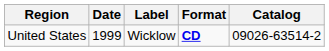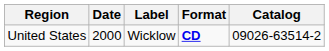(107, 35) 1999 -> (107, 35) 2000
